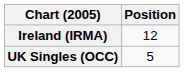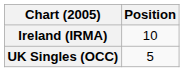(150, 35) 12 -> (150, 35) 10
